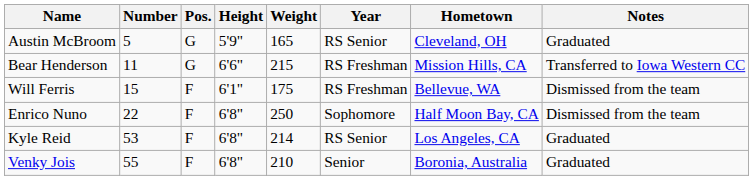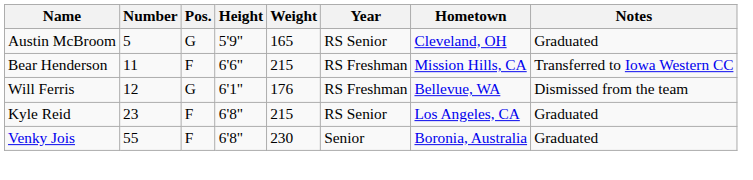(190, 65) G -> (189, 65) F
(131, 89) 15 -> (131, 89) 12
(189, 89) F -> (190, 89) G
(282, 89) 175 -> (282, 89) 176
- row: (47, 114)
(131, 138) 53 -> (131, 114) 23
(282, 138) 214 -> (282, 114) 215
(282, 162) 210 -> (282, 138) 230
